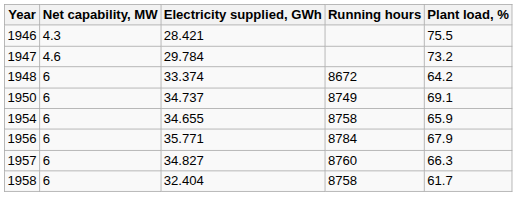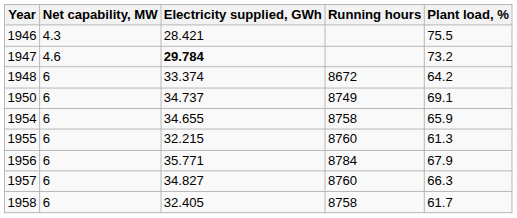(184, 56) normal -> (184, 56) bold
+ row: (22, 139)
(184, 181) 32.404 -> (184, 202) 32.405
